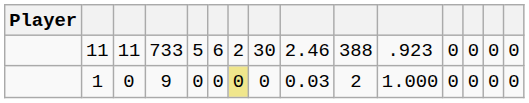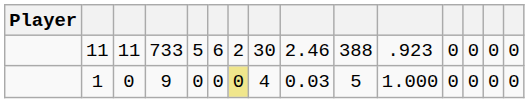(264, 82) 0 -> (264, 82) 4
(356, 82) 2 -> (356, 82) 5
